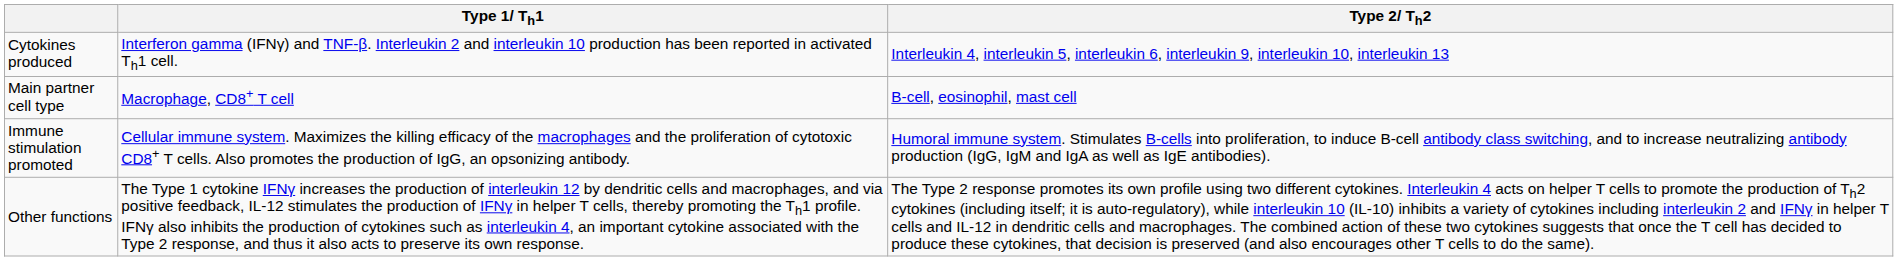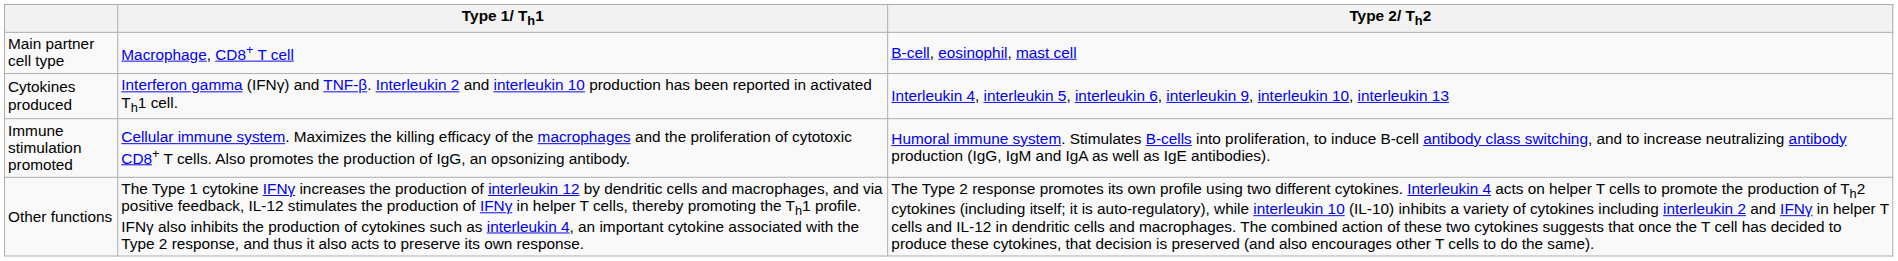rows swapped: (51, 97) <-> (42, 54)
